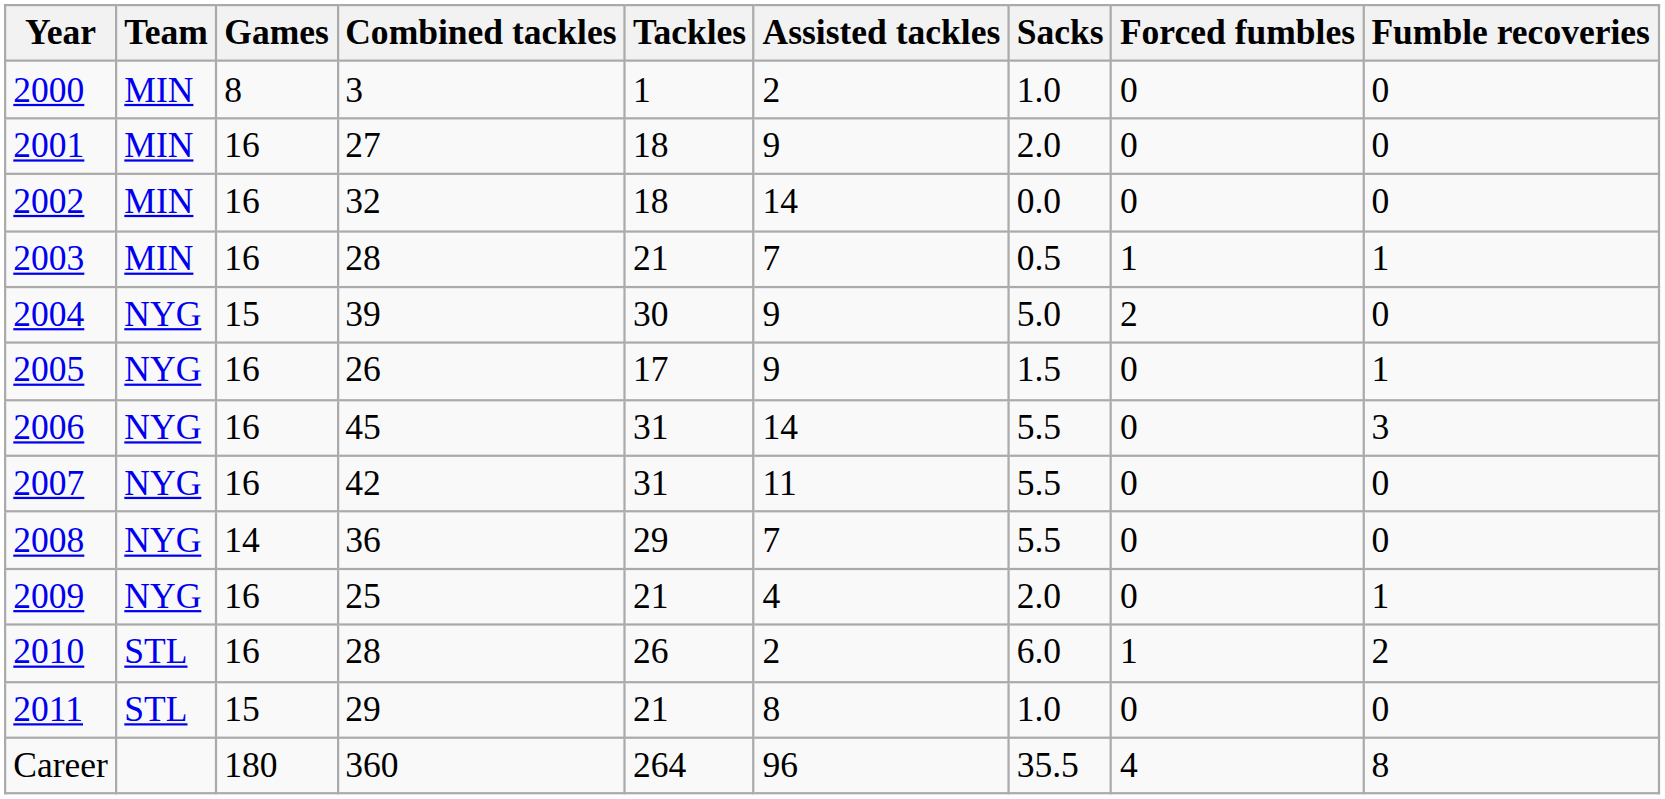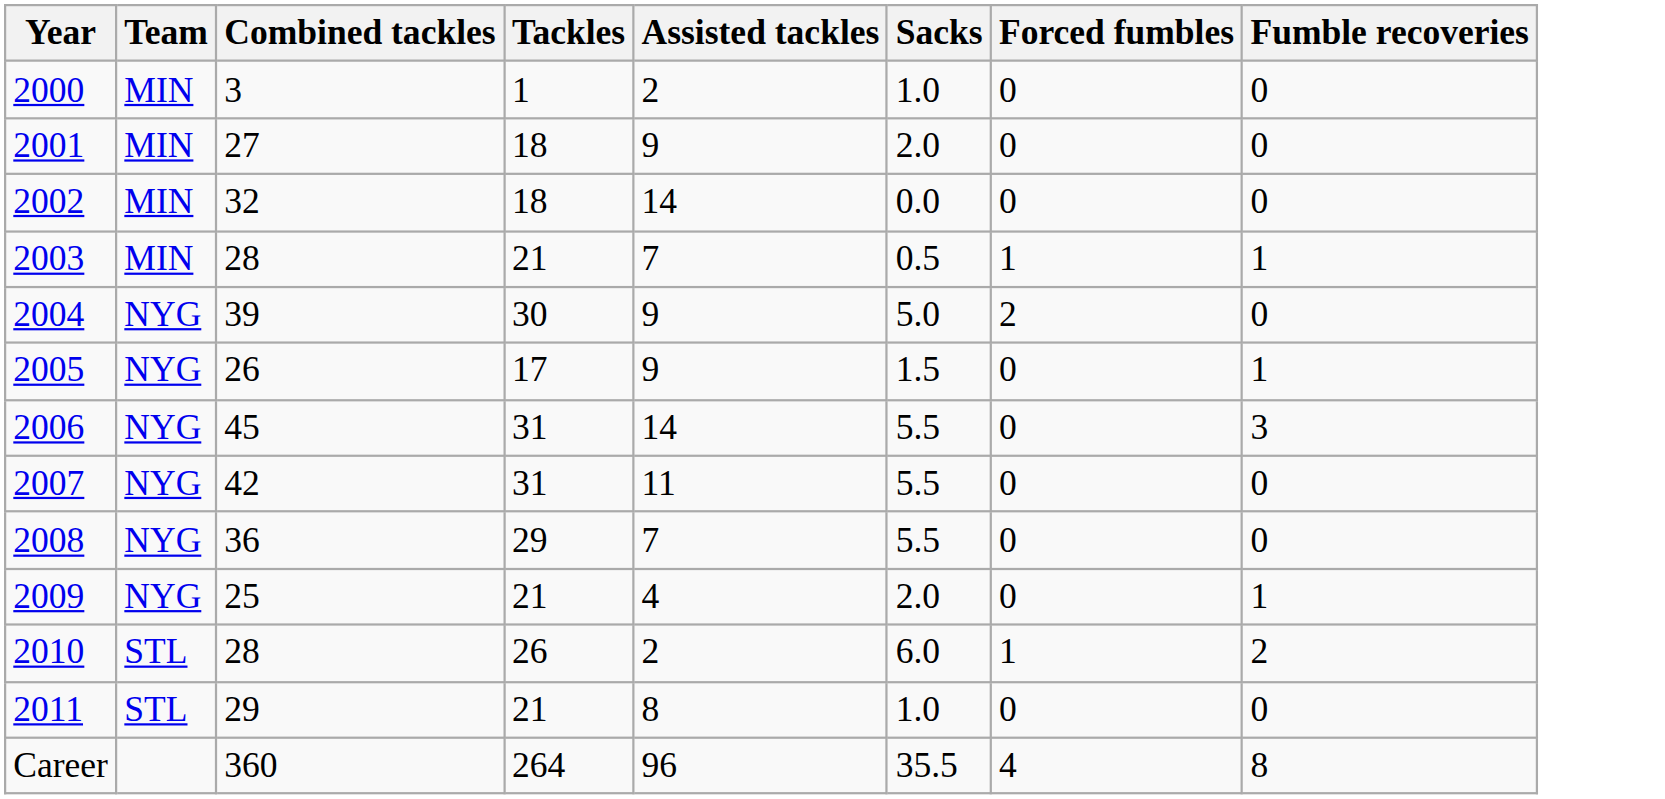- column: (277, 32)
